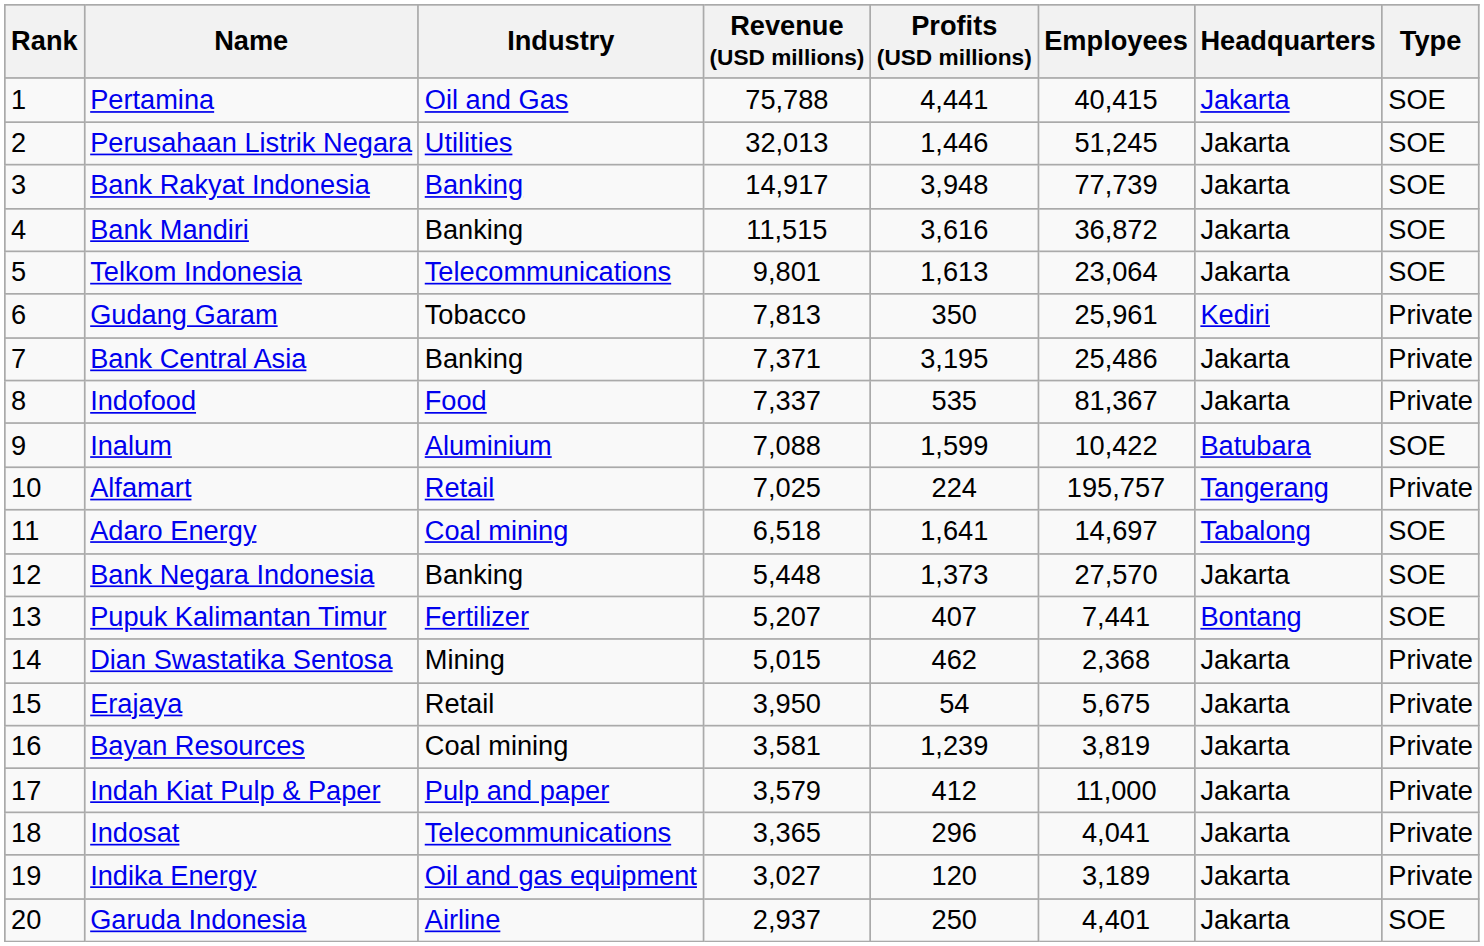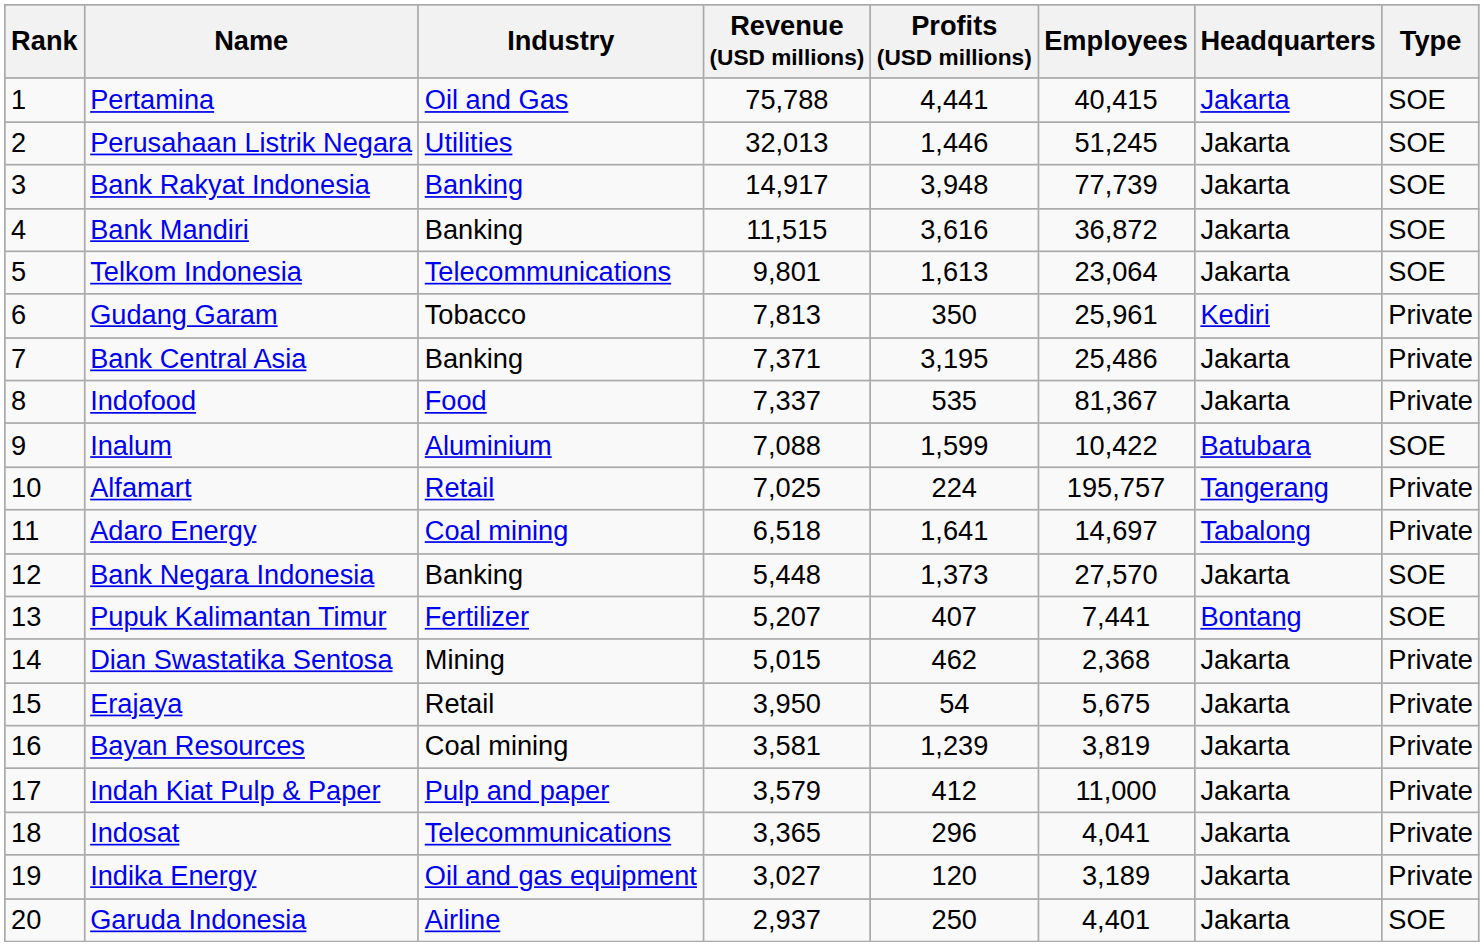(1417, 531) SOE -> (1431, 531) Private
